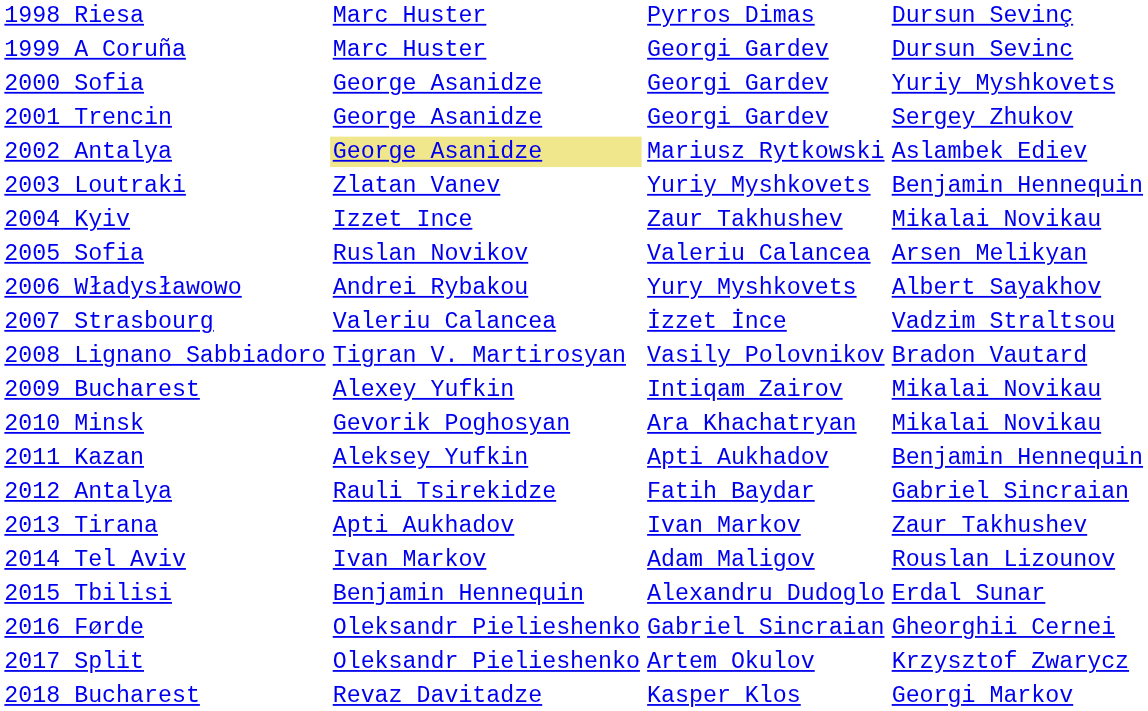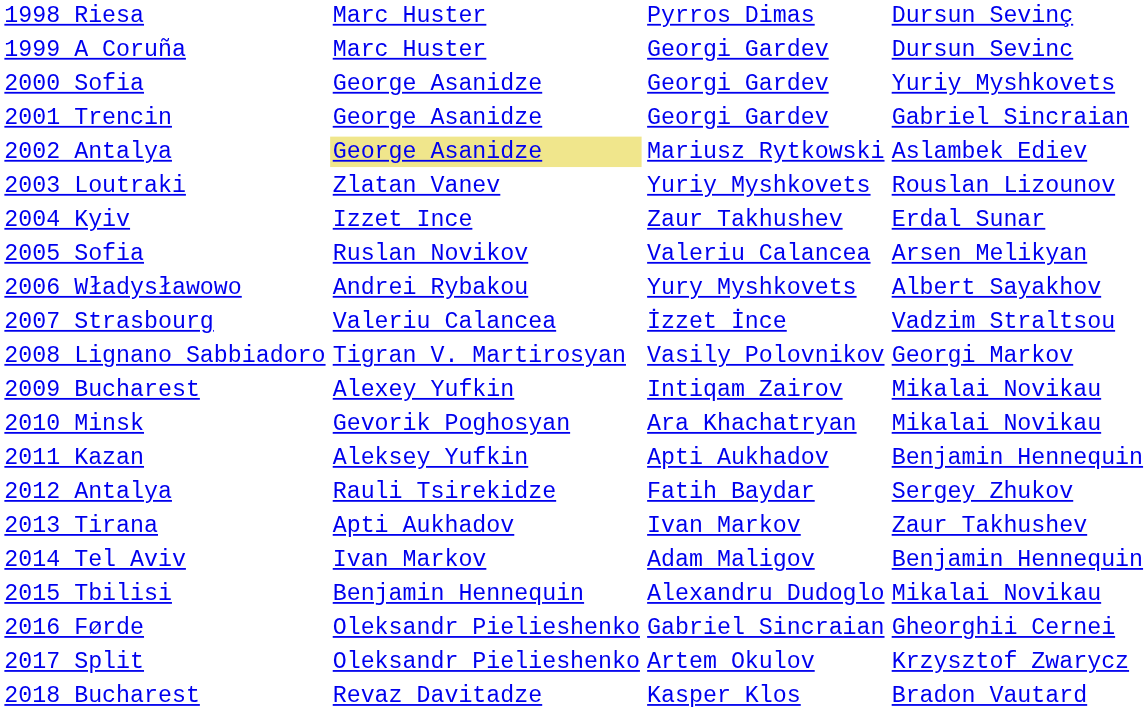(982, 118) Sergey Zhukov -> (1010, 118) Gabriel Sincraian
(1017, 186) Benjamin Hennequin -> (1003, 186) Rouslan Lizounov
(996, 220) Mikalai Novikau -> (968, 220) Erdal Sunar
(989, 356) Bradon Vautard -> (982, 356) Georgi Markov
(1010, 492) Gabriel Sincraian -> (982, 492) Sergey Zhukov
(1003, 560) Rouslan Lizounov -> (1017, 560) Benjamin Hennequin
(968, 594) Erdal Sunar -> (996, 594) Mikalai Novikau
(982, 696) Georgi Markov -> (989, 696) Bradon Vautard
